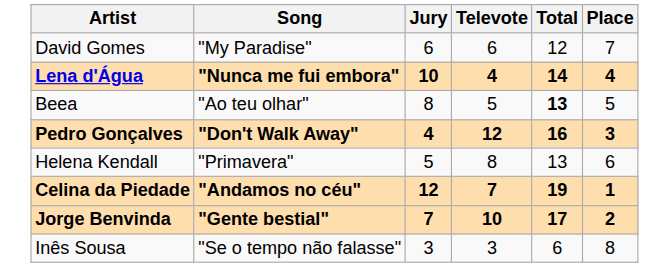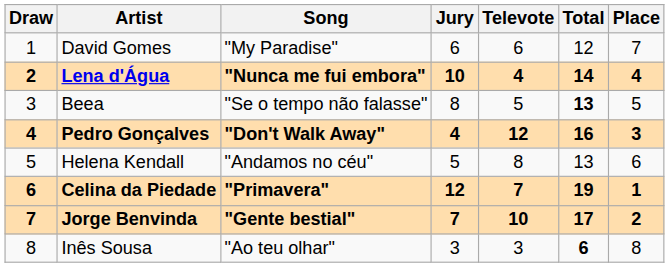+ column: (31, 18)
(253, 104) "Ao teu olhar" -> (326, 104) "Se o tempo não falasse"
(246, 162) "Primavera" -> (299, 162) "Andamos no céu"
(280, 190) "Andamos no céu" -> (277, 190) "Primavera"
(300, 248) "Se o tempo não falasse" -> (280, 248) "Ao teu olhar"
(557, 248) normal -> (583, 248) bold
